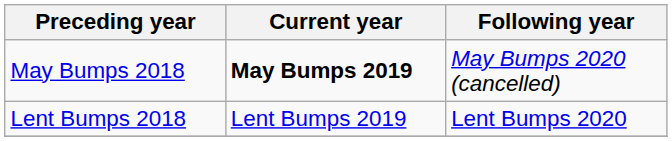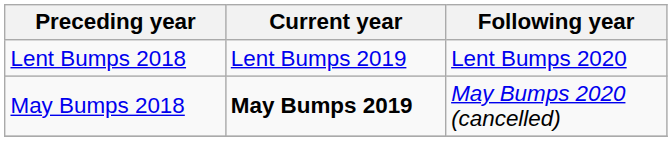rows swapped: (98, 70) <-> (98, 118)
